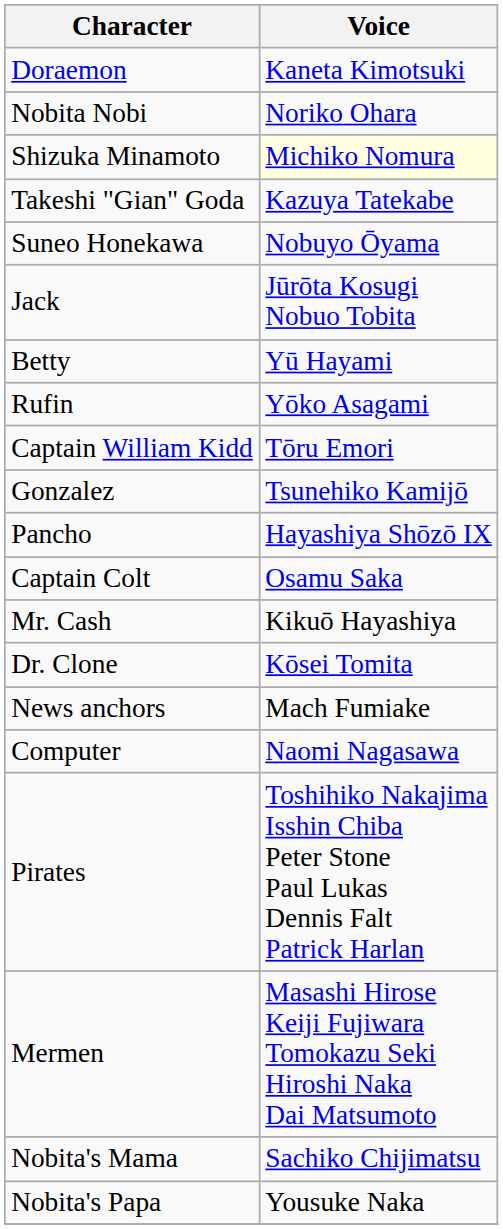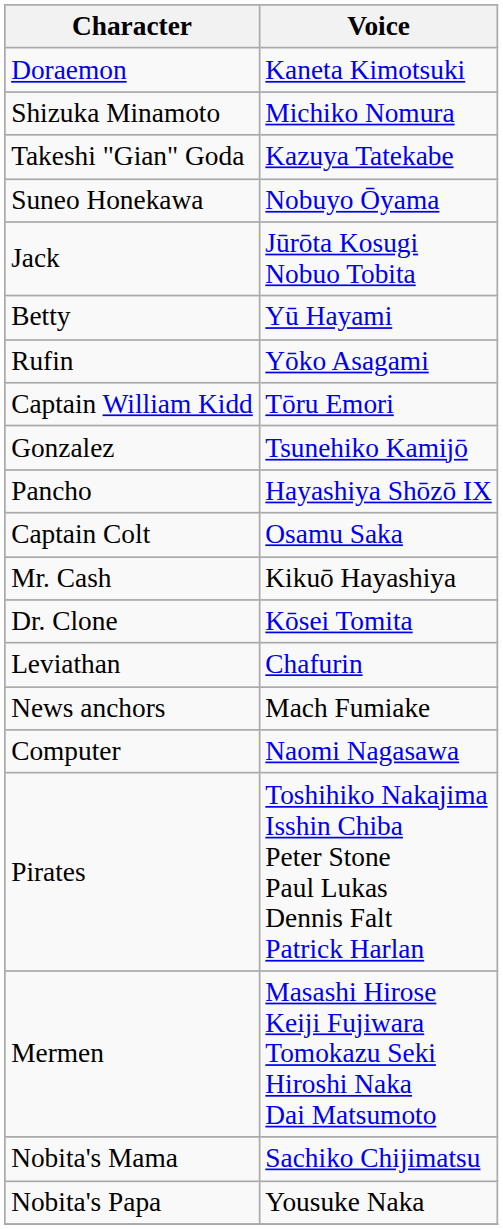- row: (79, 112)
(360, 156) lightyellow background -> (360, 112) no background
+ row: (66, 664)
